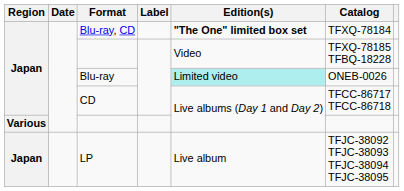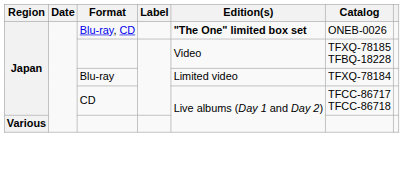(359, 30) TFXQ-78184 -> (357, 30) ONEB-0026
(206, 77) paleturquoise background -> (206, 77) no background
(357, 77) ONEB-0026 -> (359, 77) TFXQ-78184
- row: (27, 159)
